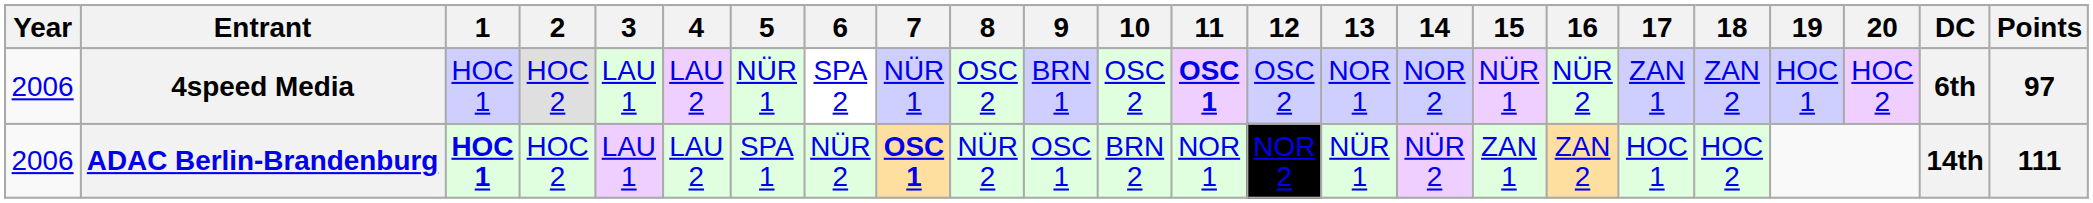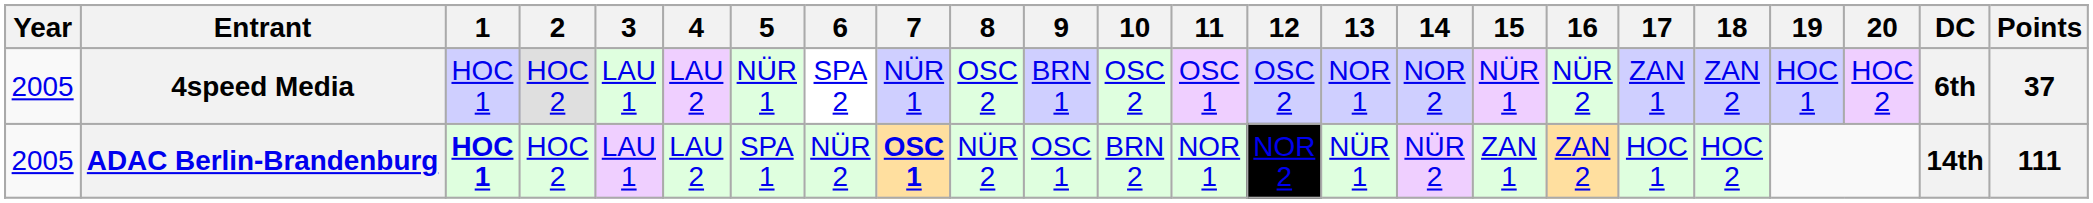(43, 86) 2006 -> (43, 86) 2005
(1209, 86) bold -> (1209, 86) normal
(2040, 86) 97 -> (2040, 86) 37
(43, 161) 2006 -> (43, 161) 2005
